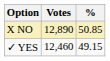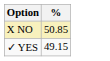- column: (59, 13)
